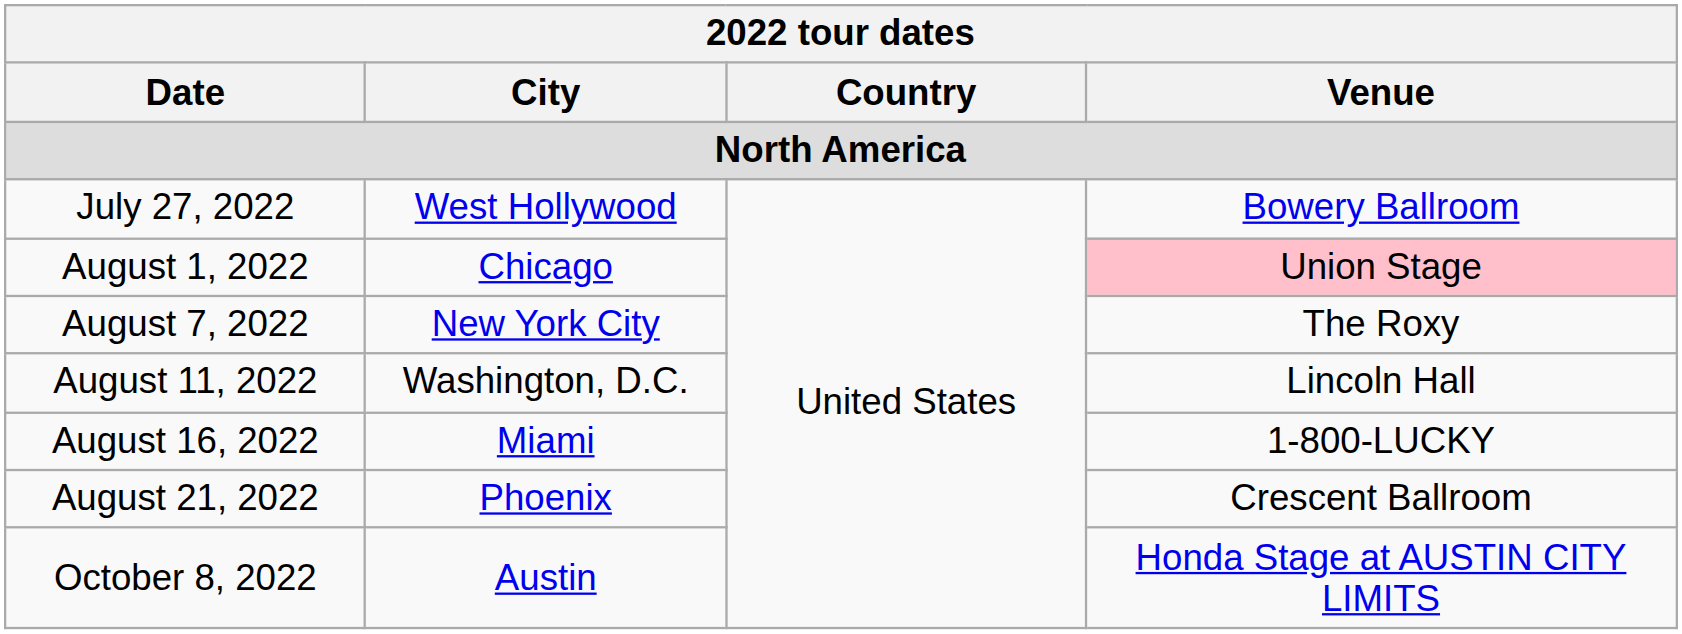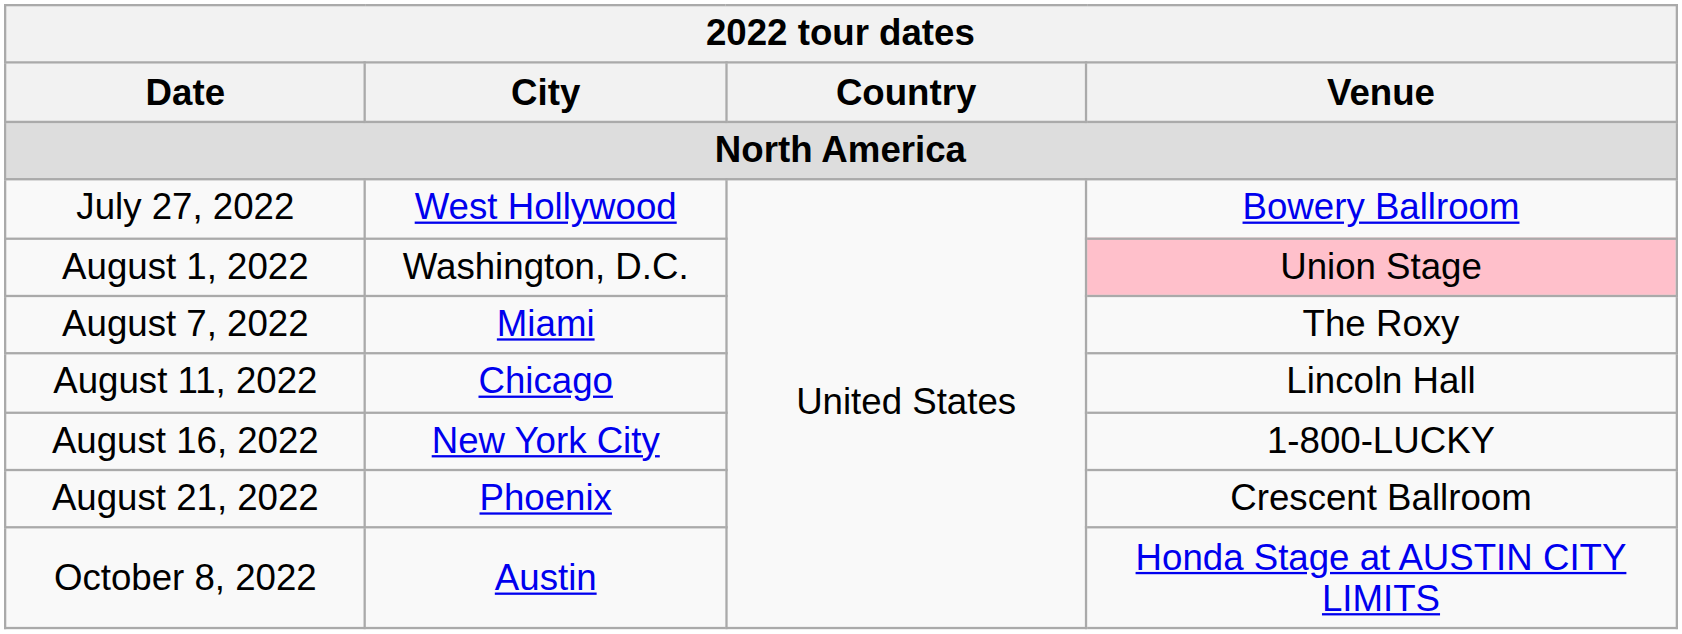(546, 265) Chicago -> (546, 265) Washington, D.C.
(546, 324) New York City -> (546, 324) Miami
(546, 382) Washington, D.C. -> (546, 382) Chicago
(546, 440) Miami -> (546, 440) New York City
